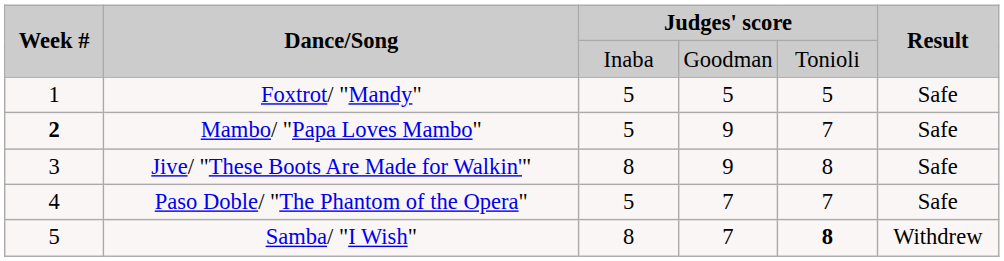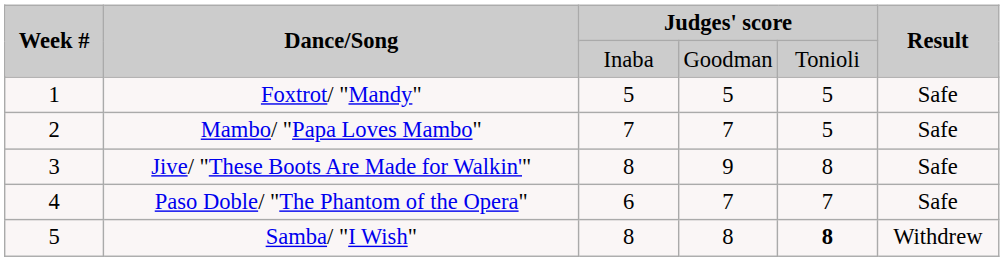(54, 130) bold -> (54, 130) normal
(629, 130) 5 -> (629, 130) 7
(728, 130) 9 -> (728, 130) 7
(827, 130) 7 -> (827, 130) 5
(629, 201) 5 -> (629, 201) 6
(728, 237) 7 -> (728, 237) 8
